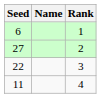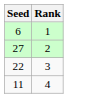- column: (48, 13)
